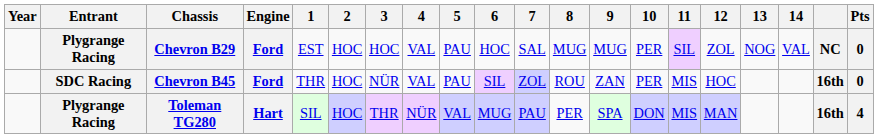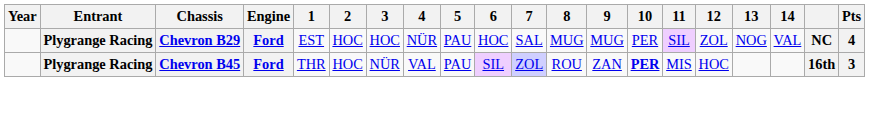(421, 49) VAL -> (422, 40) NÜR
(860, 49) 0 -> (852, 40) 4
(93, 81) SDC Racing -> (98, 64) Plygrange Racing
(649, 81) normal -> (645, 64) bold
(860, 81) 0 -> (852, 64) 3
- row: (195, 113)
